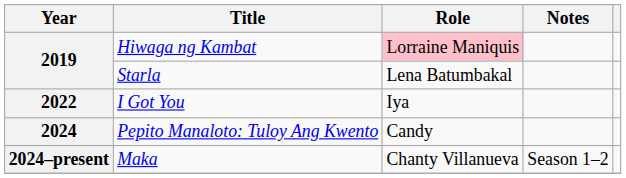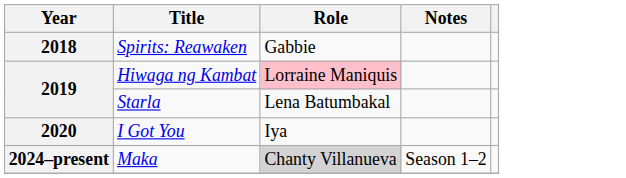+ row: (182, 46)
(59, 103) 2022 -> (59, 131) 2020
- row: (248, 131)
(453, 159) no background -> (331, 159) lightgrey background
